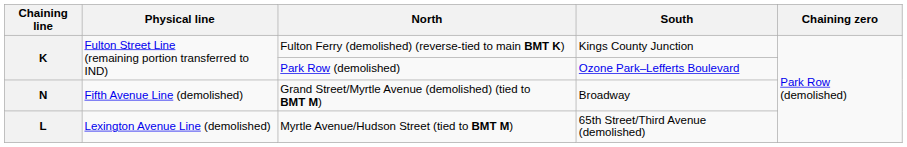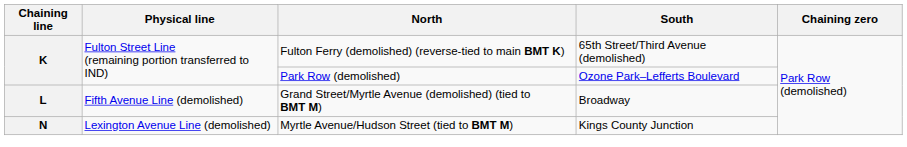(636, 46) Kings County Junction -> (642, 51) 65th Street/Third Avenue (demolished)
(43, 95) N -> (43, 100) L
(43, 126) L -> (43, 125) N
(642, 126) 65th Street/Third Avenue (demolished) -> (636, 125) Kings County Junction
